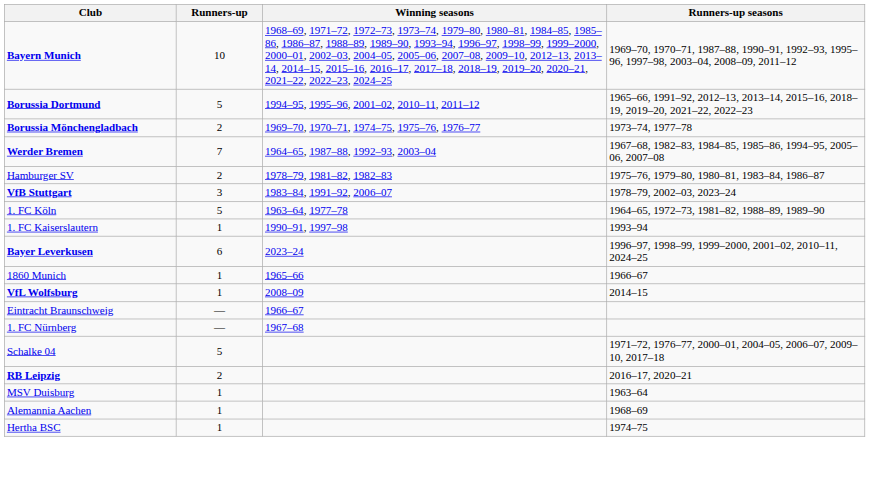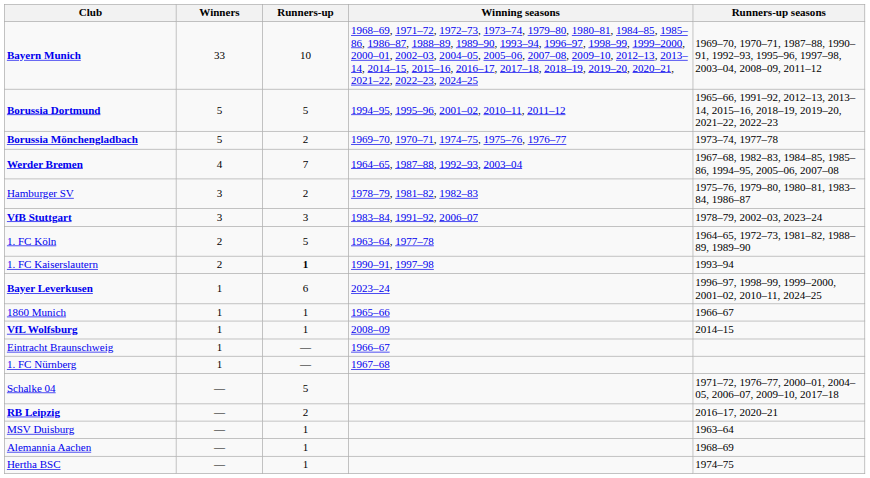+ column: (219, 13)
(219, 227) normal -> (305, 265) bold
